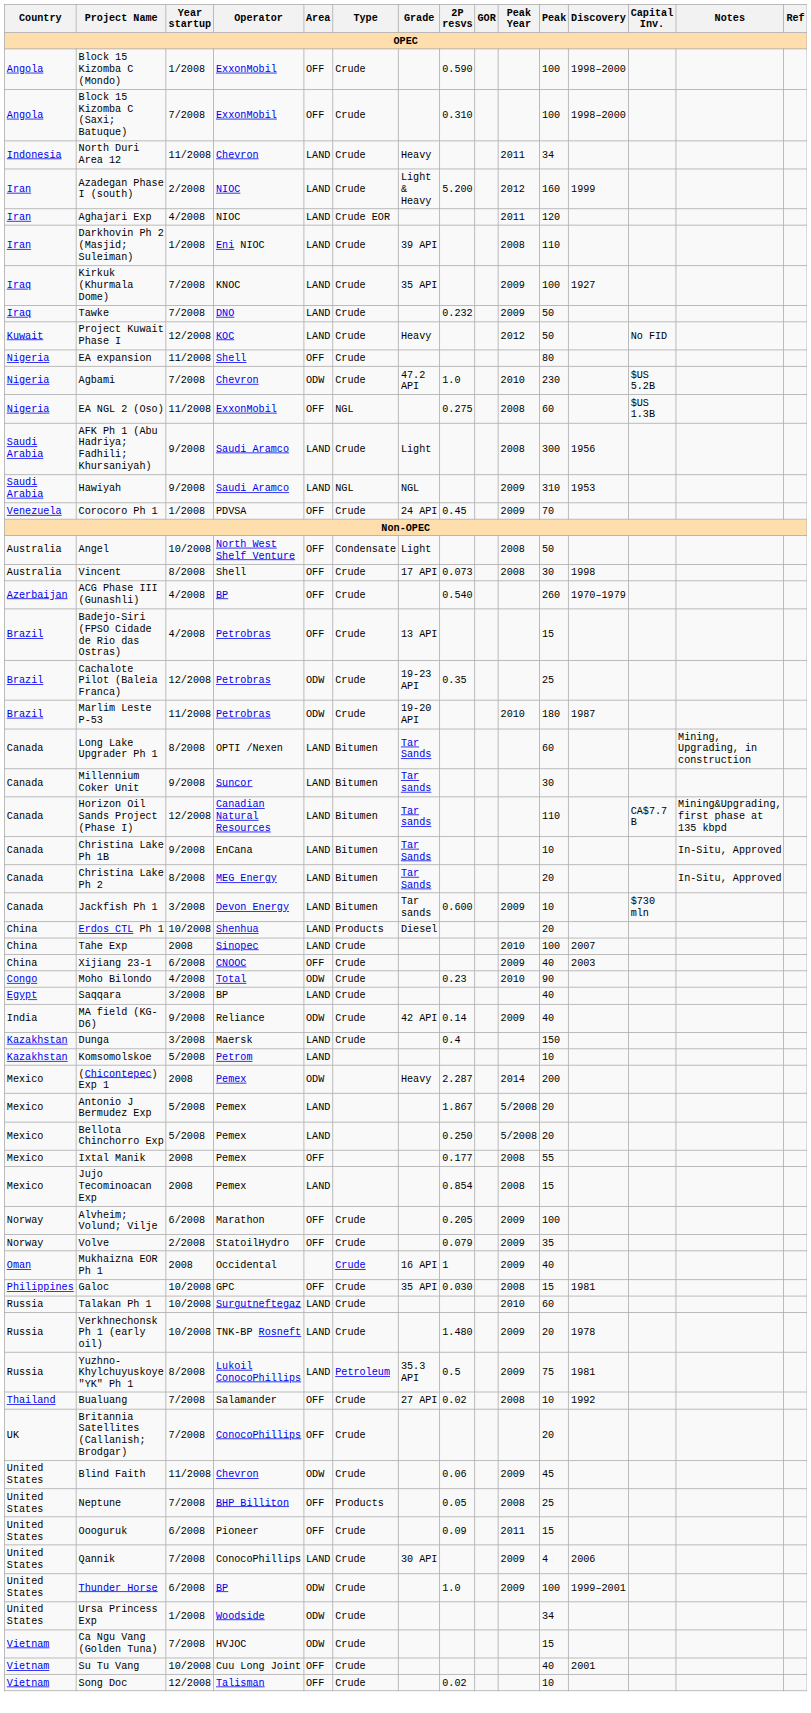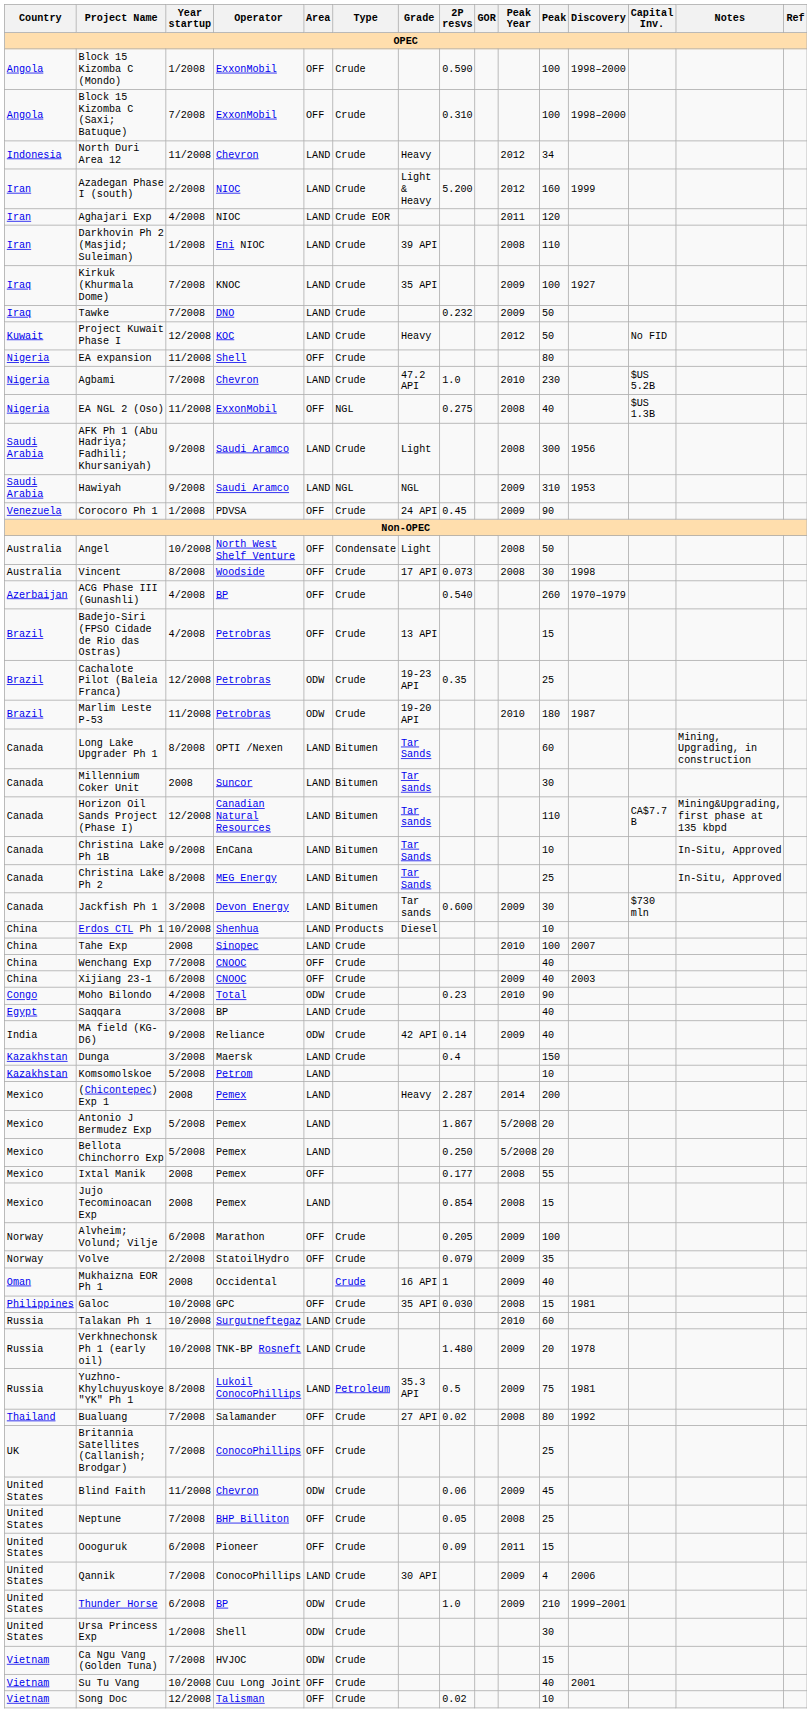(513, 155) 2011 -> (513, 155) 2012
(315, 381) ODW -> (318, 381) LAND
(548, 409) 60 -> (548, 409) 40
(548, 511) 70 -> (548, 511) 90
(231, 572) Shell -> (240, 572) Woodside
(187, 783) 9/2008 -> (181, 783) 2008
(548, 879) 20 -> (548, 879) 25
(548, 907) 10 -> (548, 907) 30
(548, 930) 20 -> (548, 930) 10
+ row: (115, 963)
(315, 1079) ODW -> (318, 1096) LAND
(548, 1401) 10 -> (548, 1417) 80
(548, 1435) 20 -> (548, 1451) 25
(360, 1503) Products -> (350, 1519) Crude
(551, 1587) 100 -> (551, 1604) 210
(240, 1616) Woodside -> (231, 1632) Shell
(548, 1616) 34 -> (548, 1632) 30
